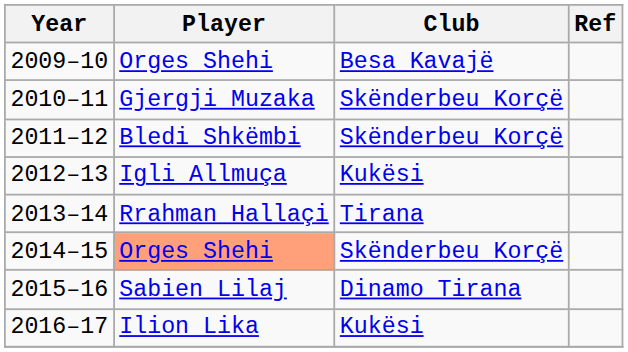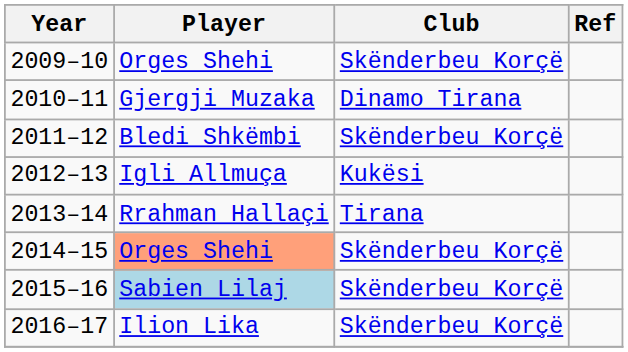(417, 62) Besa Kavajë -> (452, 62) Skënderbeu Korçë
(452, 100) Skënderbeu Korçë -> (431, 100) Dinamo Tirana
(203, 289) no background -> (203, 289) lightblue background
(431, 289) Dinamo Tirana -> (452, 289) Skënderbeu Korçë
(382, 327) Kukësi -> (452, 327) Skënderbeu Korçë
